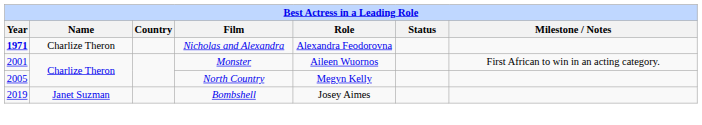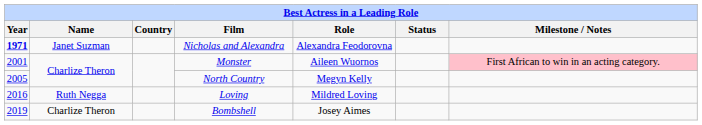(81, 45) Charlize Theron -> (81, 45) Janet Suzman
(573, 62) no background -> (573, 62) pink background
+ row: (234, 95)
(81, 95) Janet Suzman -> (81, 111) Charlize Theron
